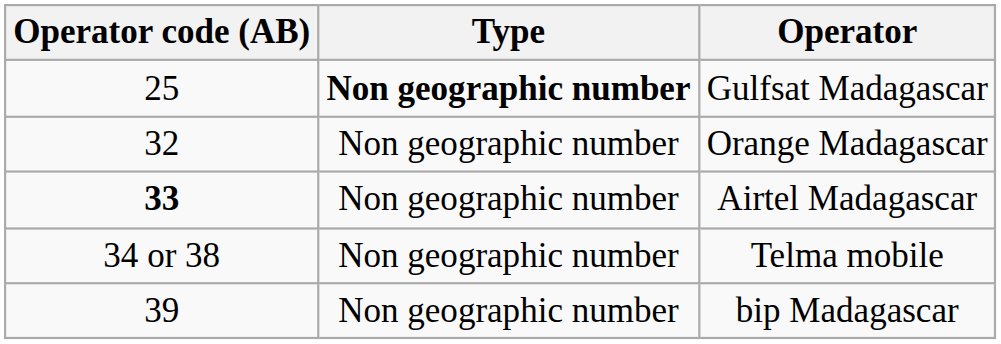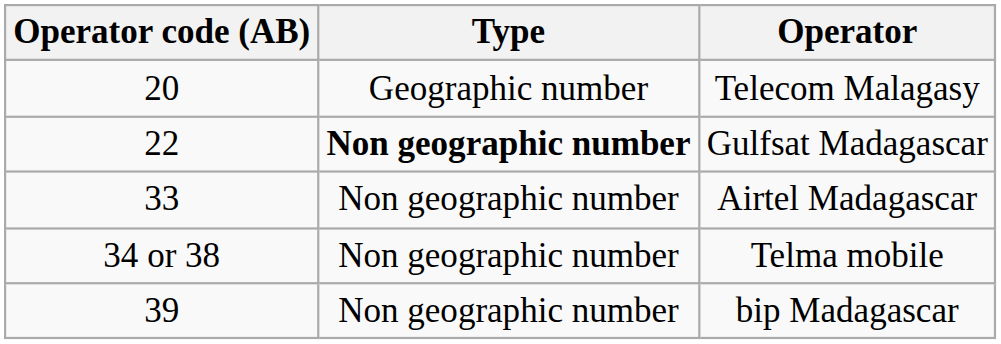+ row: (847, 87)
(162, 87) 25 -> (162, 143) 22
- row: (847, 143)
(162, 198) bold -> (162, 198) normal
